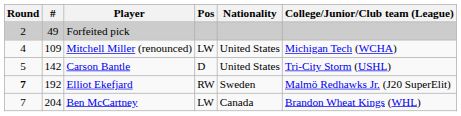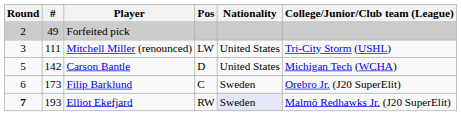(23, 48) 4 -> (23, 48) 3
(53, 48) 109 -> (53, 48) 111
(341, 48) Michigan Tech (WCHA) -> (338, 48) Tri-City Storm (USHL)
(338, 66) Tri-City Storm (USHL) -> (341, 66) Michigan Tech (WCHA)
+ row: (99, 84)
(53, 84) 192 -> (53, 102) 193
(238, 84) no background -> (238, 102) lavender background
- row: (102, 102)
